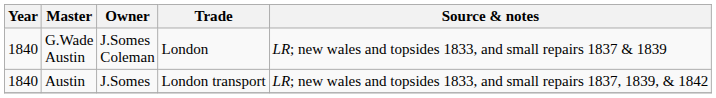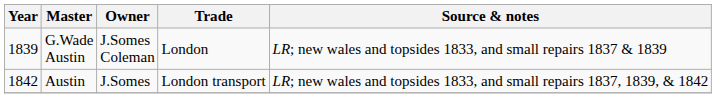(23, 48) 1840 -> (23, 48) 1839
(23, 81) 1840 -> (23, 81) 1842
